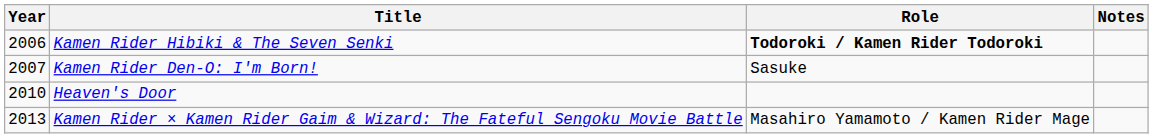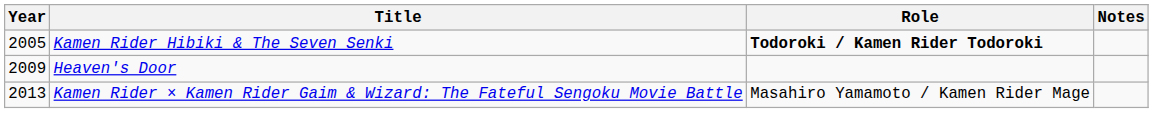(27, 43) 2006 -> (27, 43) 2005
- row: (186, 69)
(27, 94) 2010 -> (27, 69) 2009
